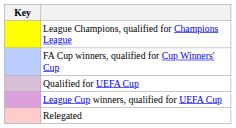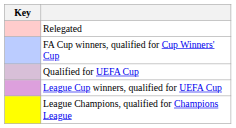rows swapped: (131, 34) <-> (63, 115)
